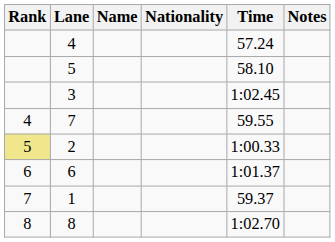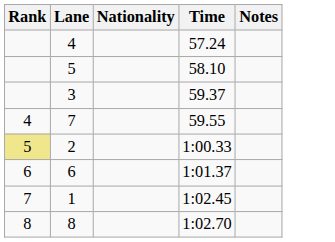- column: (117, 17)
(255, 95) 1:02.45 -> (207, 95) 59.37
(255, 198) 59.37 -> (207, 198) 1:02.45
